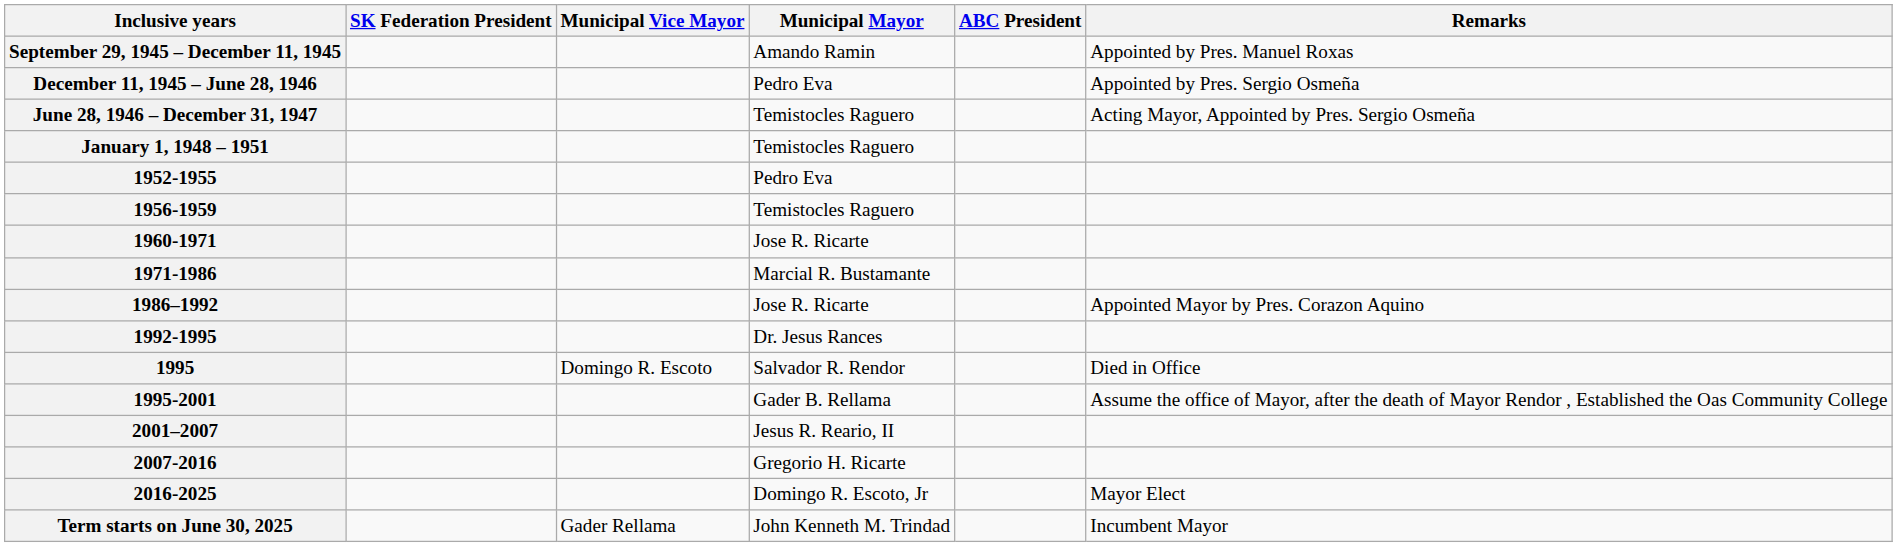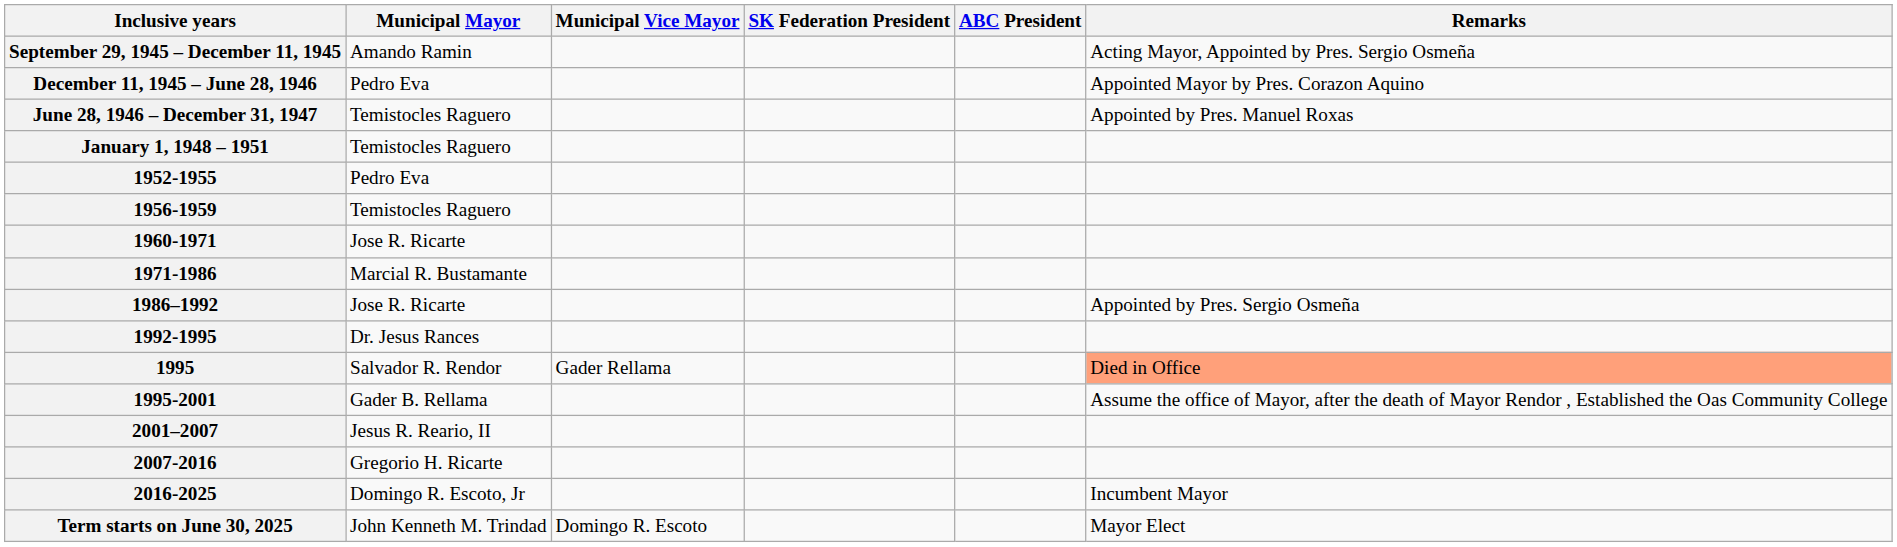columns swapped: (852, 20) <-> (451, 20)
(1222, 52) Appointed by Pres. Manuel Roxas -> (1283, 52) Acting Mayor, Appointed by Pres. Sergio Osmeña
(1225, 83) Appointed by Pres. Sergio Osmeña -> (1257, 83) Appointed Mayor by Pres. Corazon Aquino
(1283, 115) Acting Mayor, Appointed by Pres. Sergio Osmeña -> (1222, 115) Appointed by Pres. Manuel Roxas
(1257, 304) Appointed Mayor by Pres. Corazon Aquino -> (1225, 304) Appointed by Pres. Sergio Osmeña
(636, 367) Domingo R. Escoto -> (613, 367) Gader Rellama
(1145, 367) no background -> (1145, 367) lightsalmon background
(1138, 494) Mayor Elect -> (1159, 494) Incumbent Mayor
(618, 525) Gader Rellama -> (631, 525) Domingo R. Escoto
(1159, 525) Incumbent Mayor -> (1138, 525) Mayor Elect
